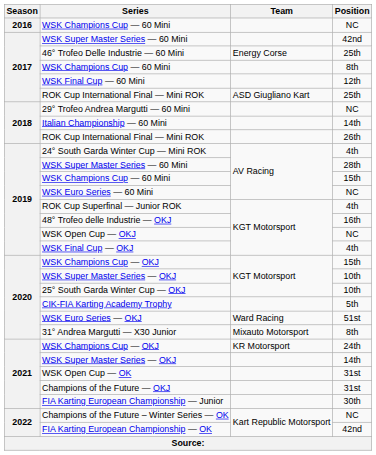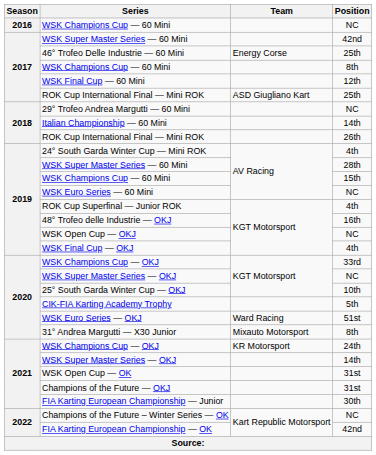(352, 262) 15th -> (352, 262) 33rd
(352, 276) 10th -> (352, 276) NC
